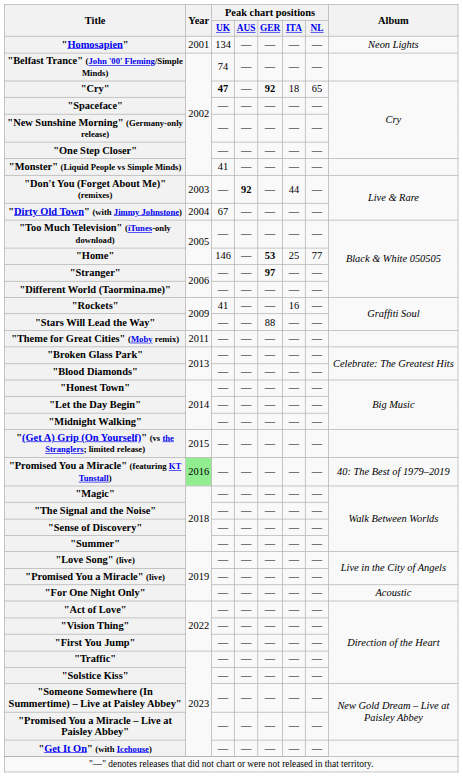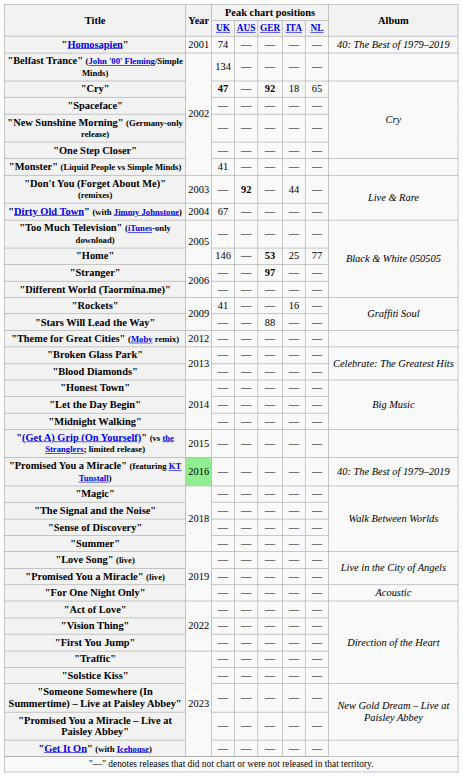(223, 44) 134 -> (223, 44) 74
(393, 44) Neon Lights -> (393, 44) 40: The Best of 1979–2019
(223, 67) 74 -> (223, 67) 134
(199, 338) 2011 -> (199, 338) 2012
